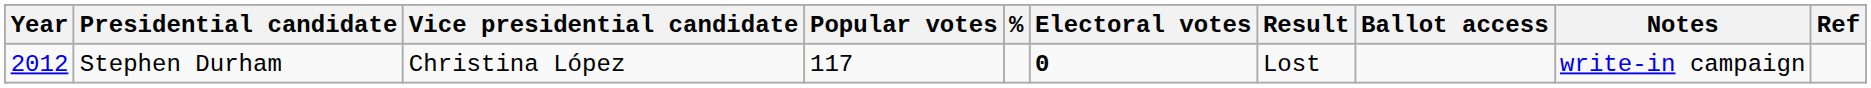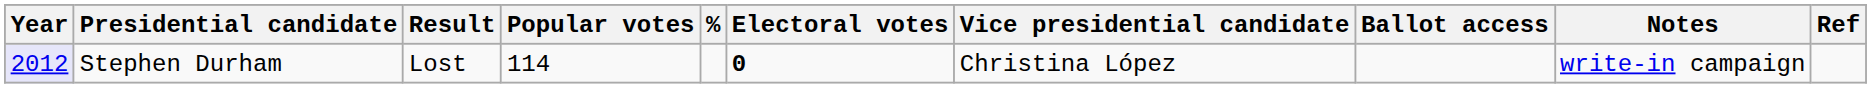columns swapped: (604, 25) <-> (1306, 25)
(40, 64) no background -> (40, 64) lavender background
(832, 64) 117 -> (529, 64) 114
